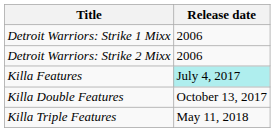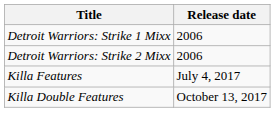(208, 76) paleturquoise background -> (208, 76) no background
- row: (62, 117)
